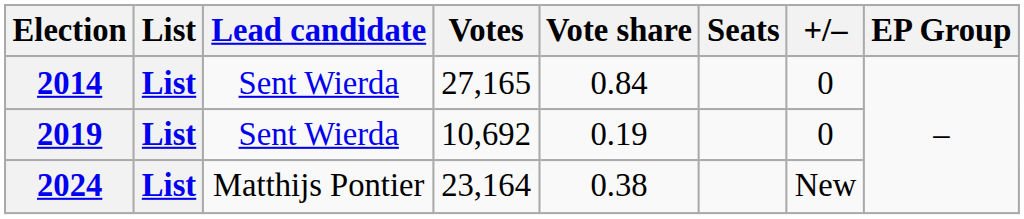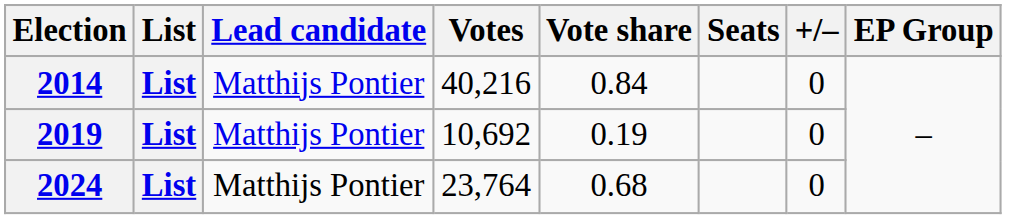(319, 82) Sent Wierda -> (319, 82) Matthijs Pontier
(486, 82) 27,165 -> (486, 82) 40,216
(319, 133) Sent Wierda -> (319, 133) Matthijs Pontier
(486, 185) 23,164 -> (486, 185) 23,764
(619, 185) 0.38 -> (619, 185) 0.68
(825, 185) New -> (817, 185) 0
